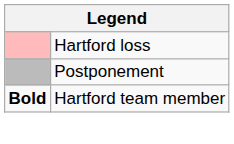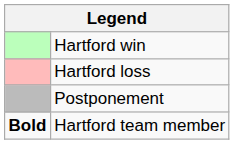+ row: (100, 45)
